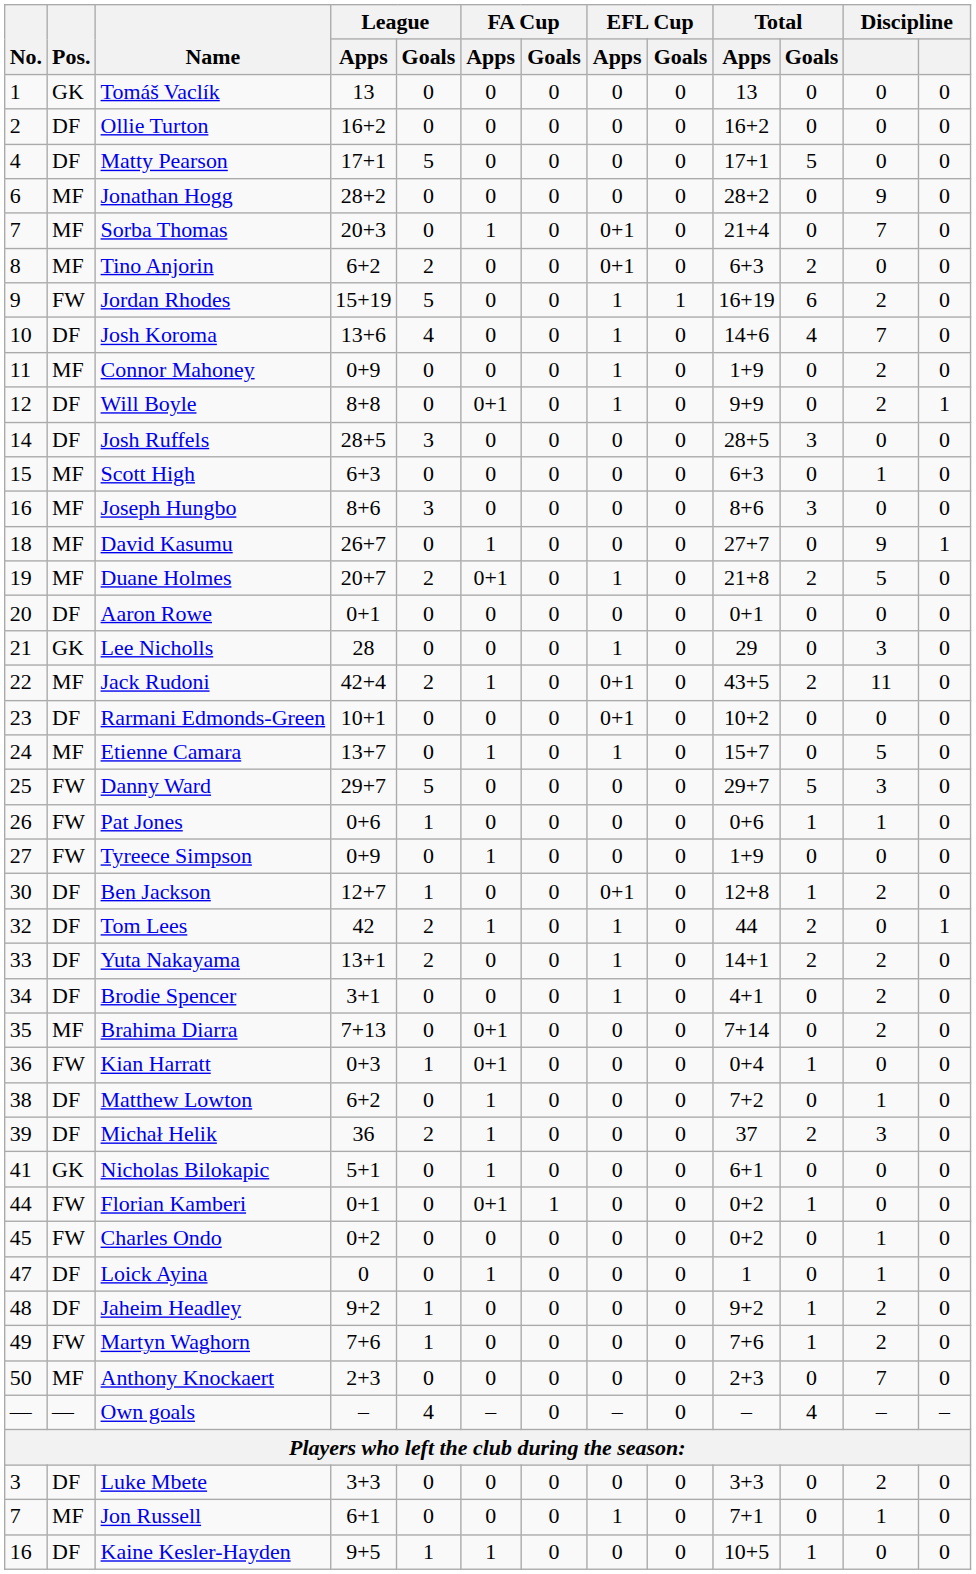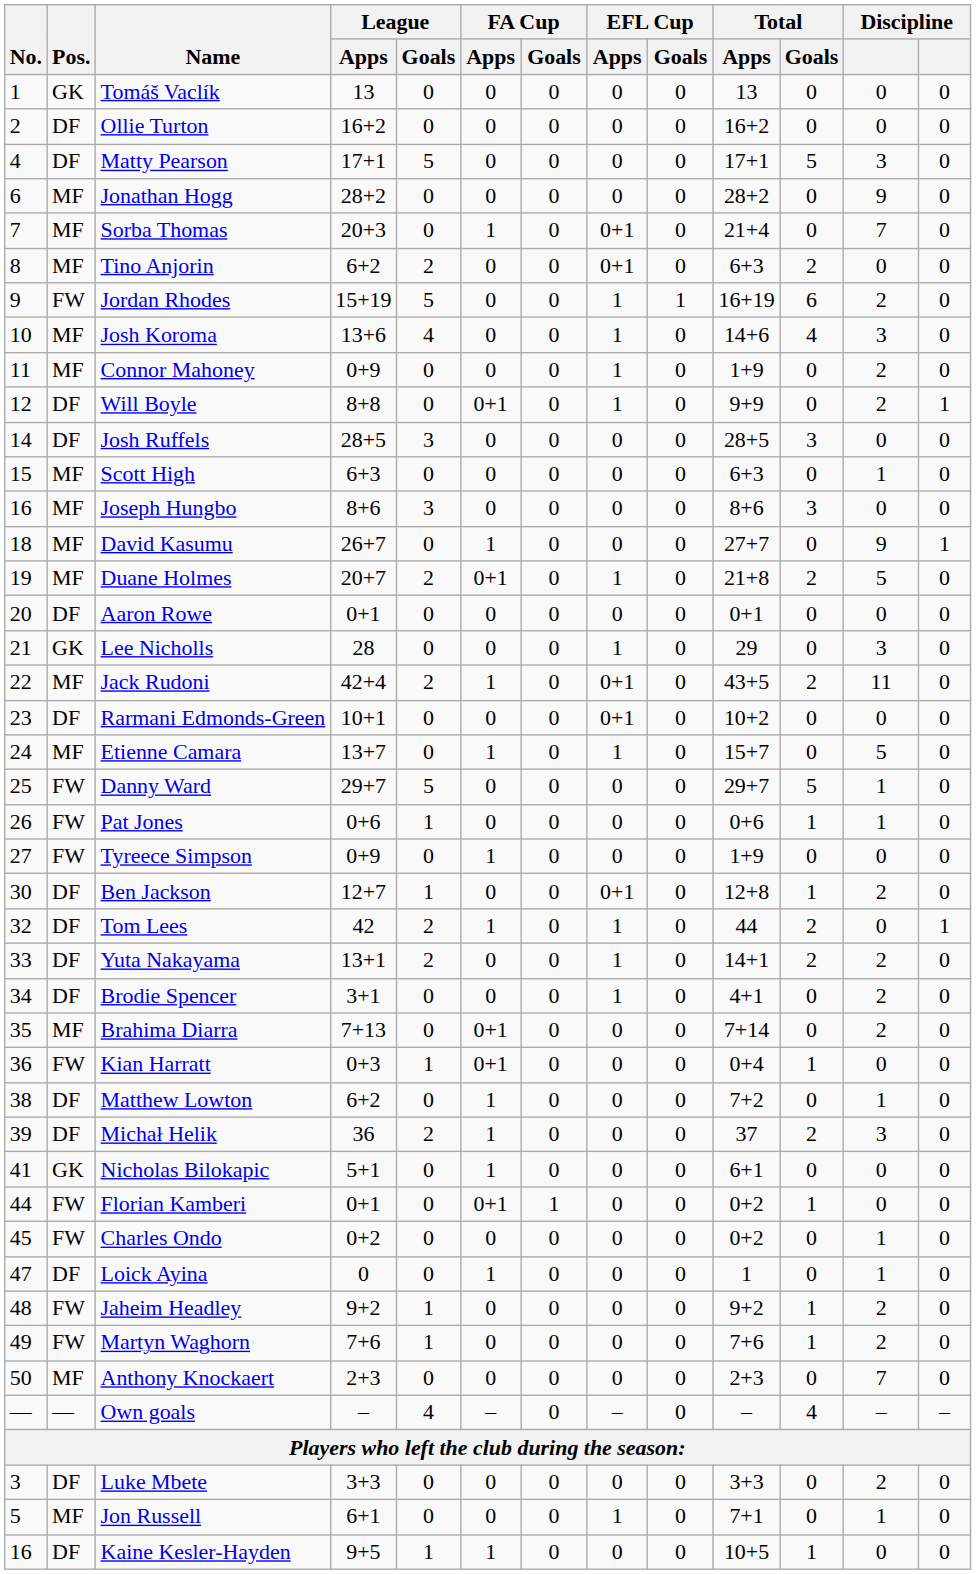(881, 160) 0 -> (881, 160) 3
(66, 334) DF -> (68, 334) MF
(881, 334) 7 -> (881, 334) 3
(881, 786) 3 -> (881, 786) 1
(66, 1308) DF -> (69, 1308) FW
(15, 1516) 7 -> (15, 1516) 5
